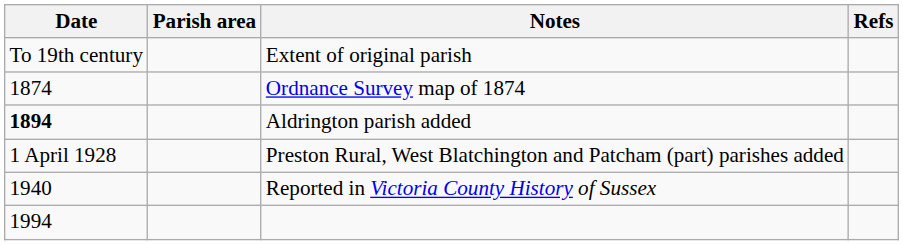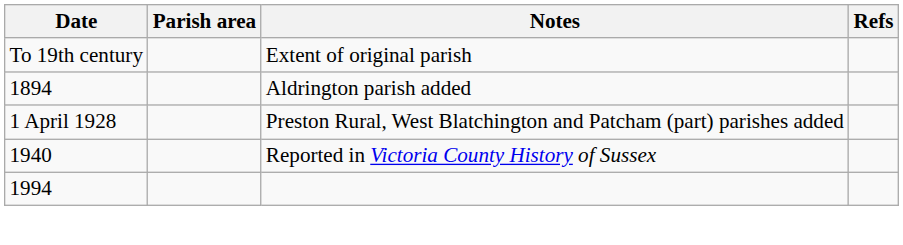- row: (395, 88)
(31, 121) bold -> (31, 88) normal
